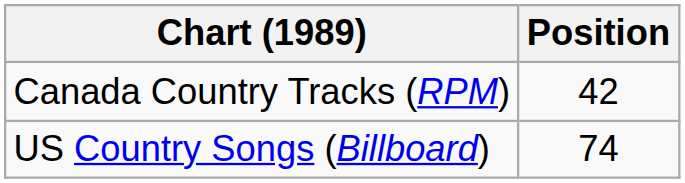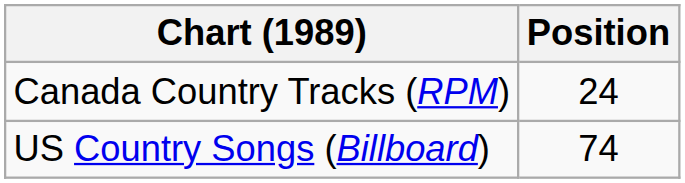(598, 90) 42 -> (598, 90) 24
